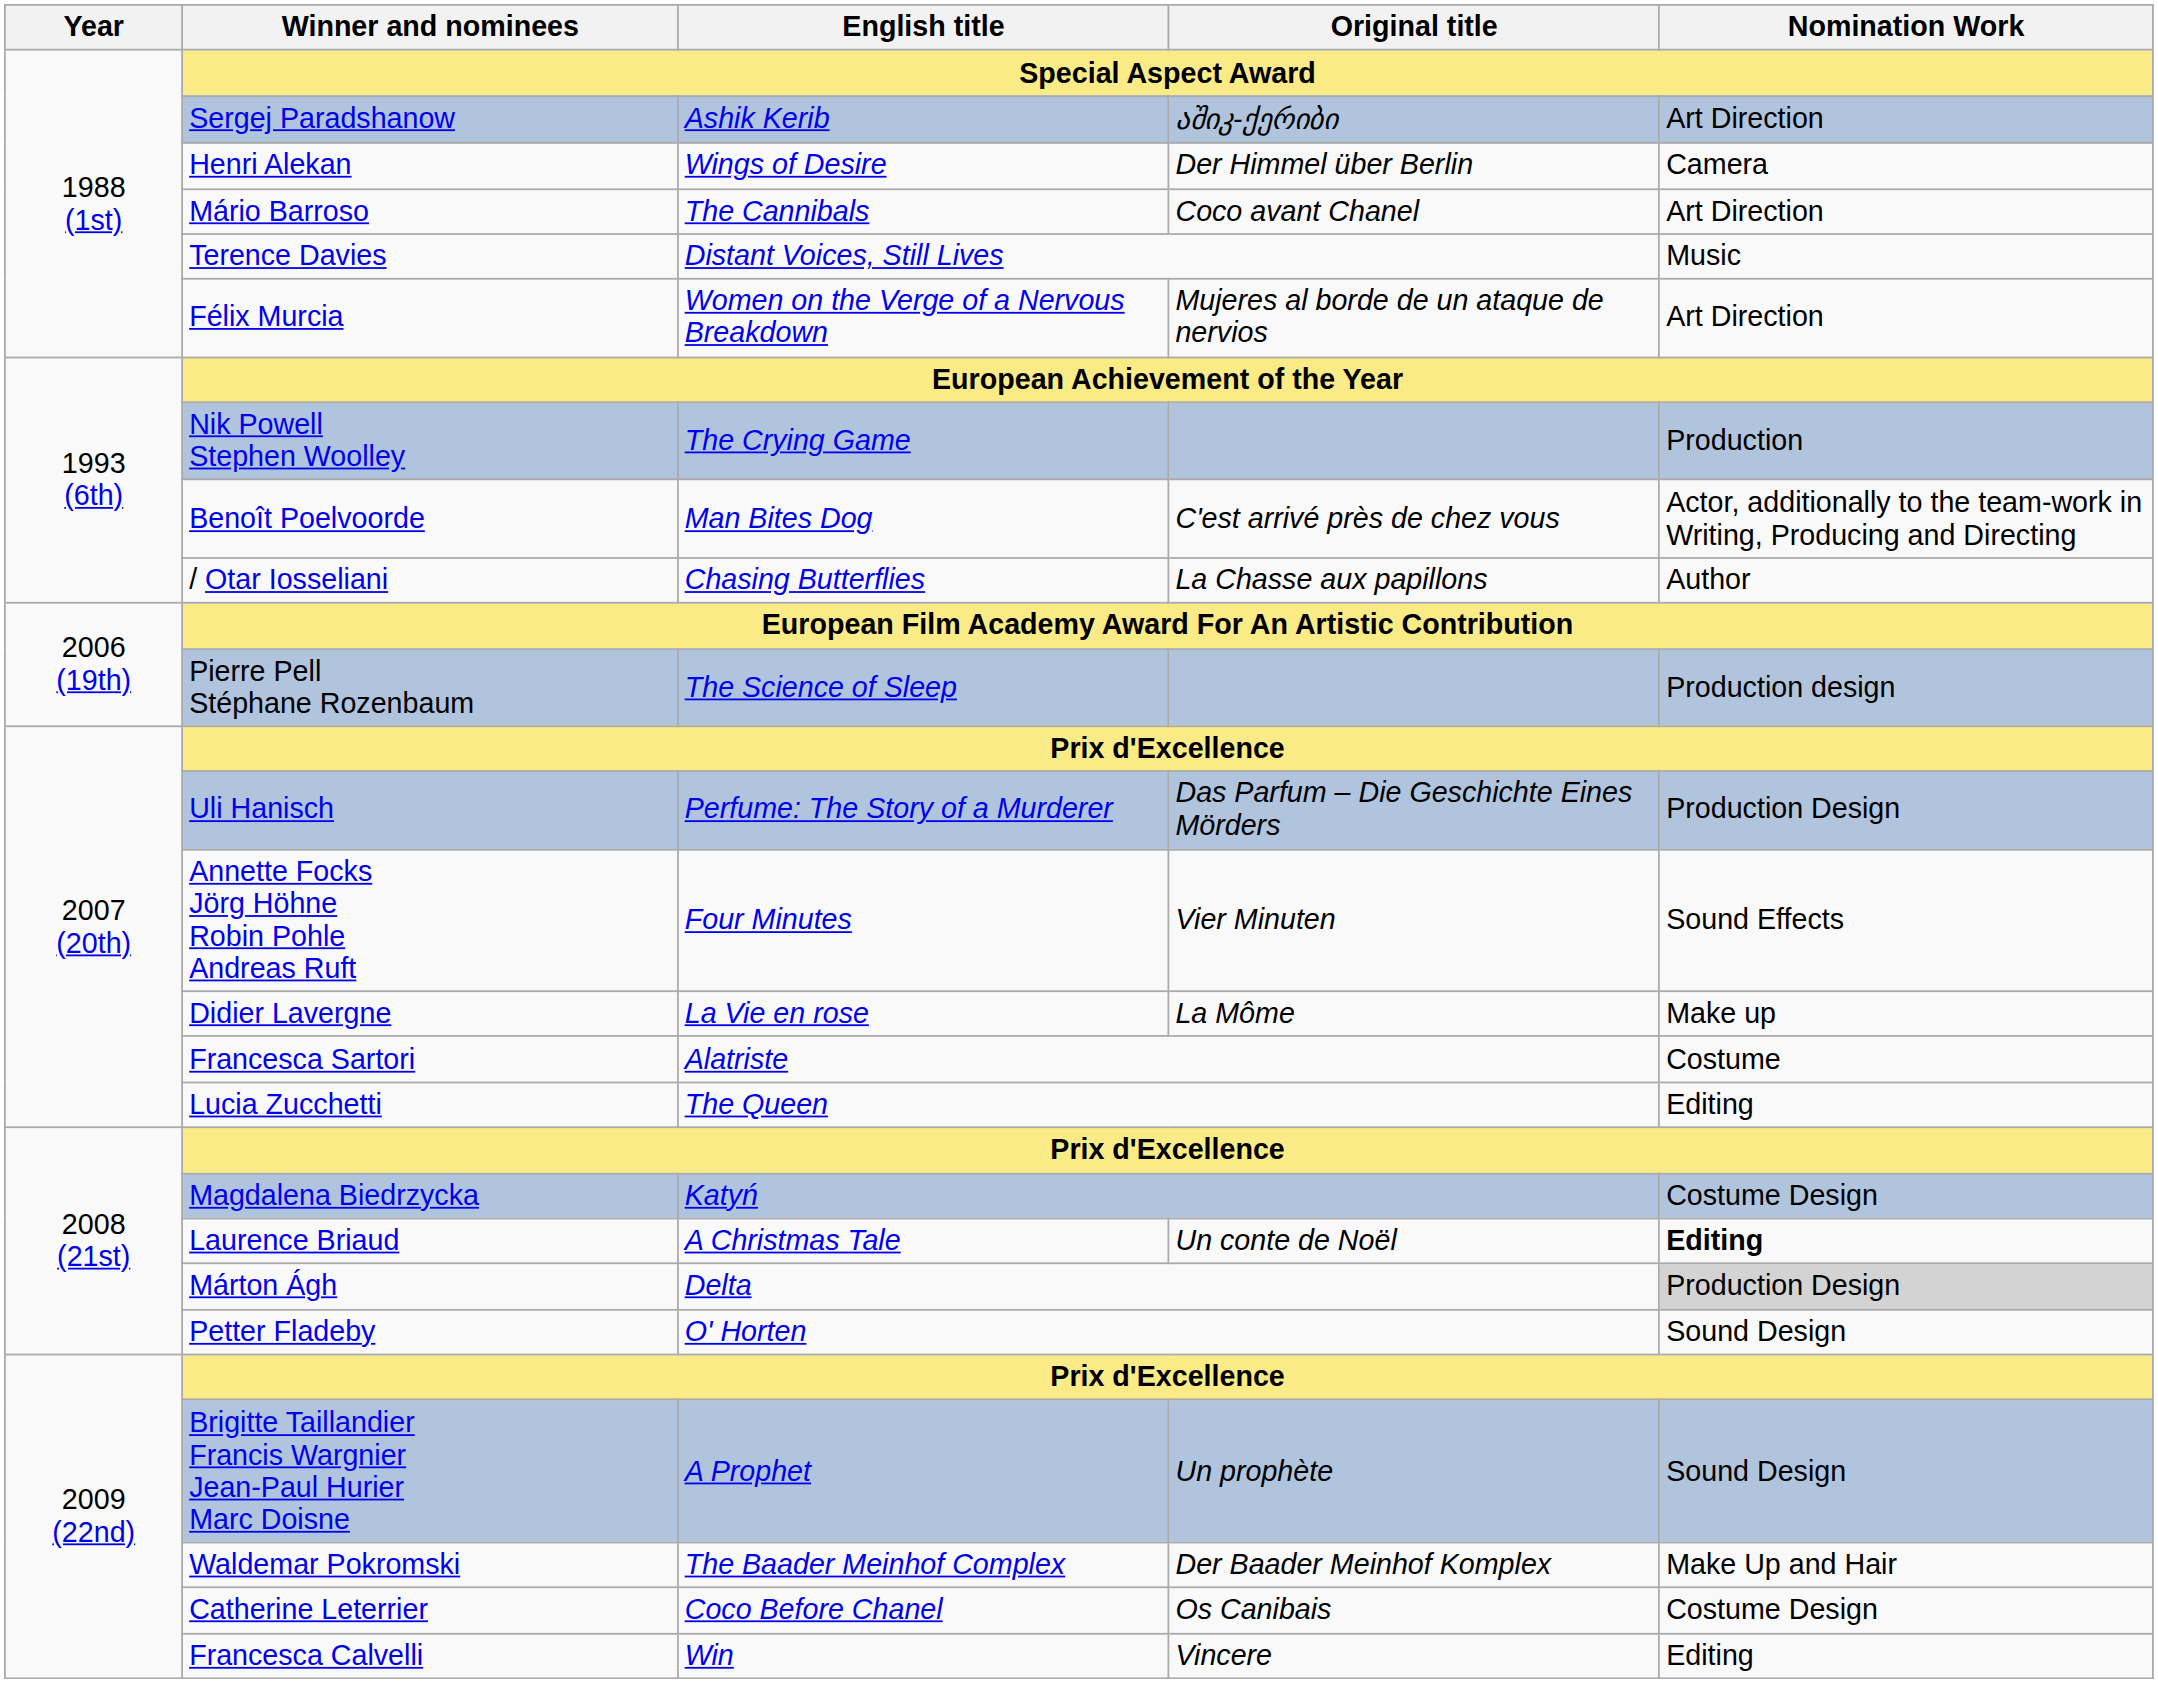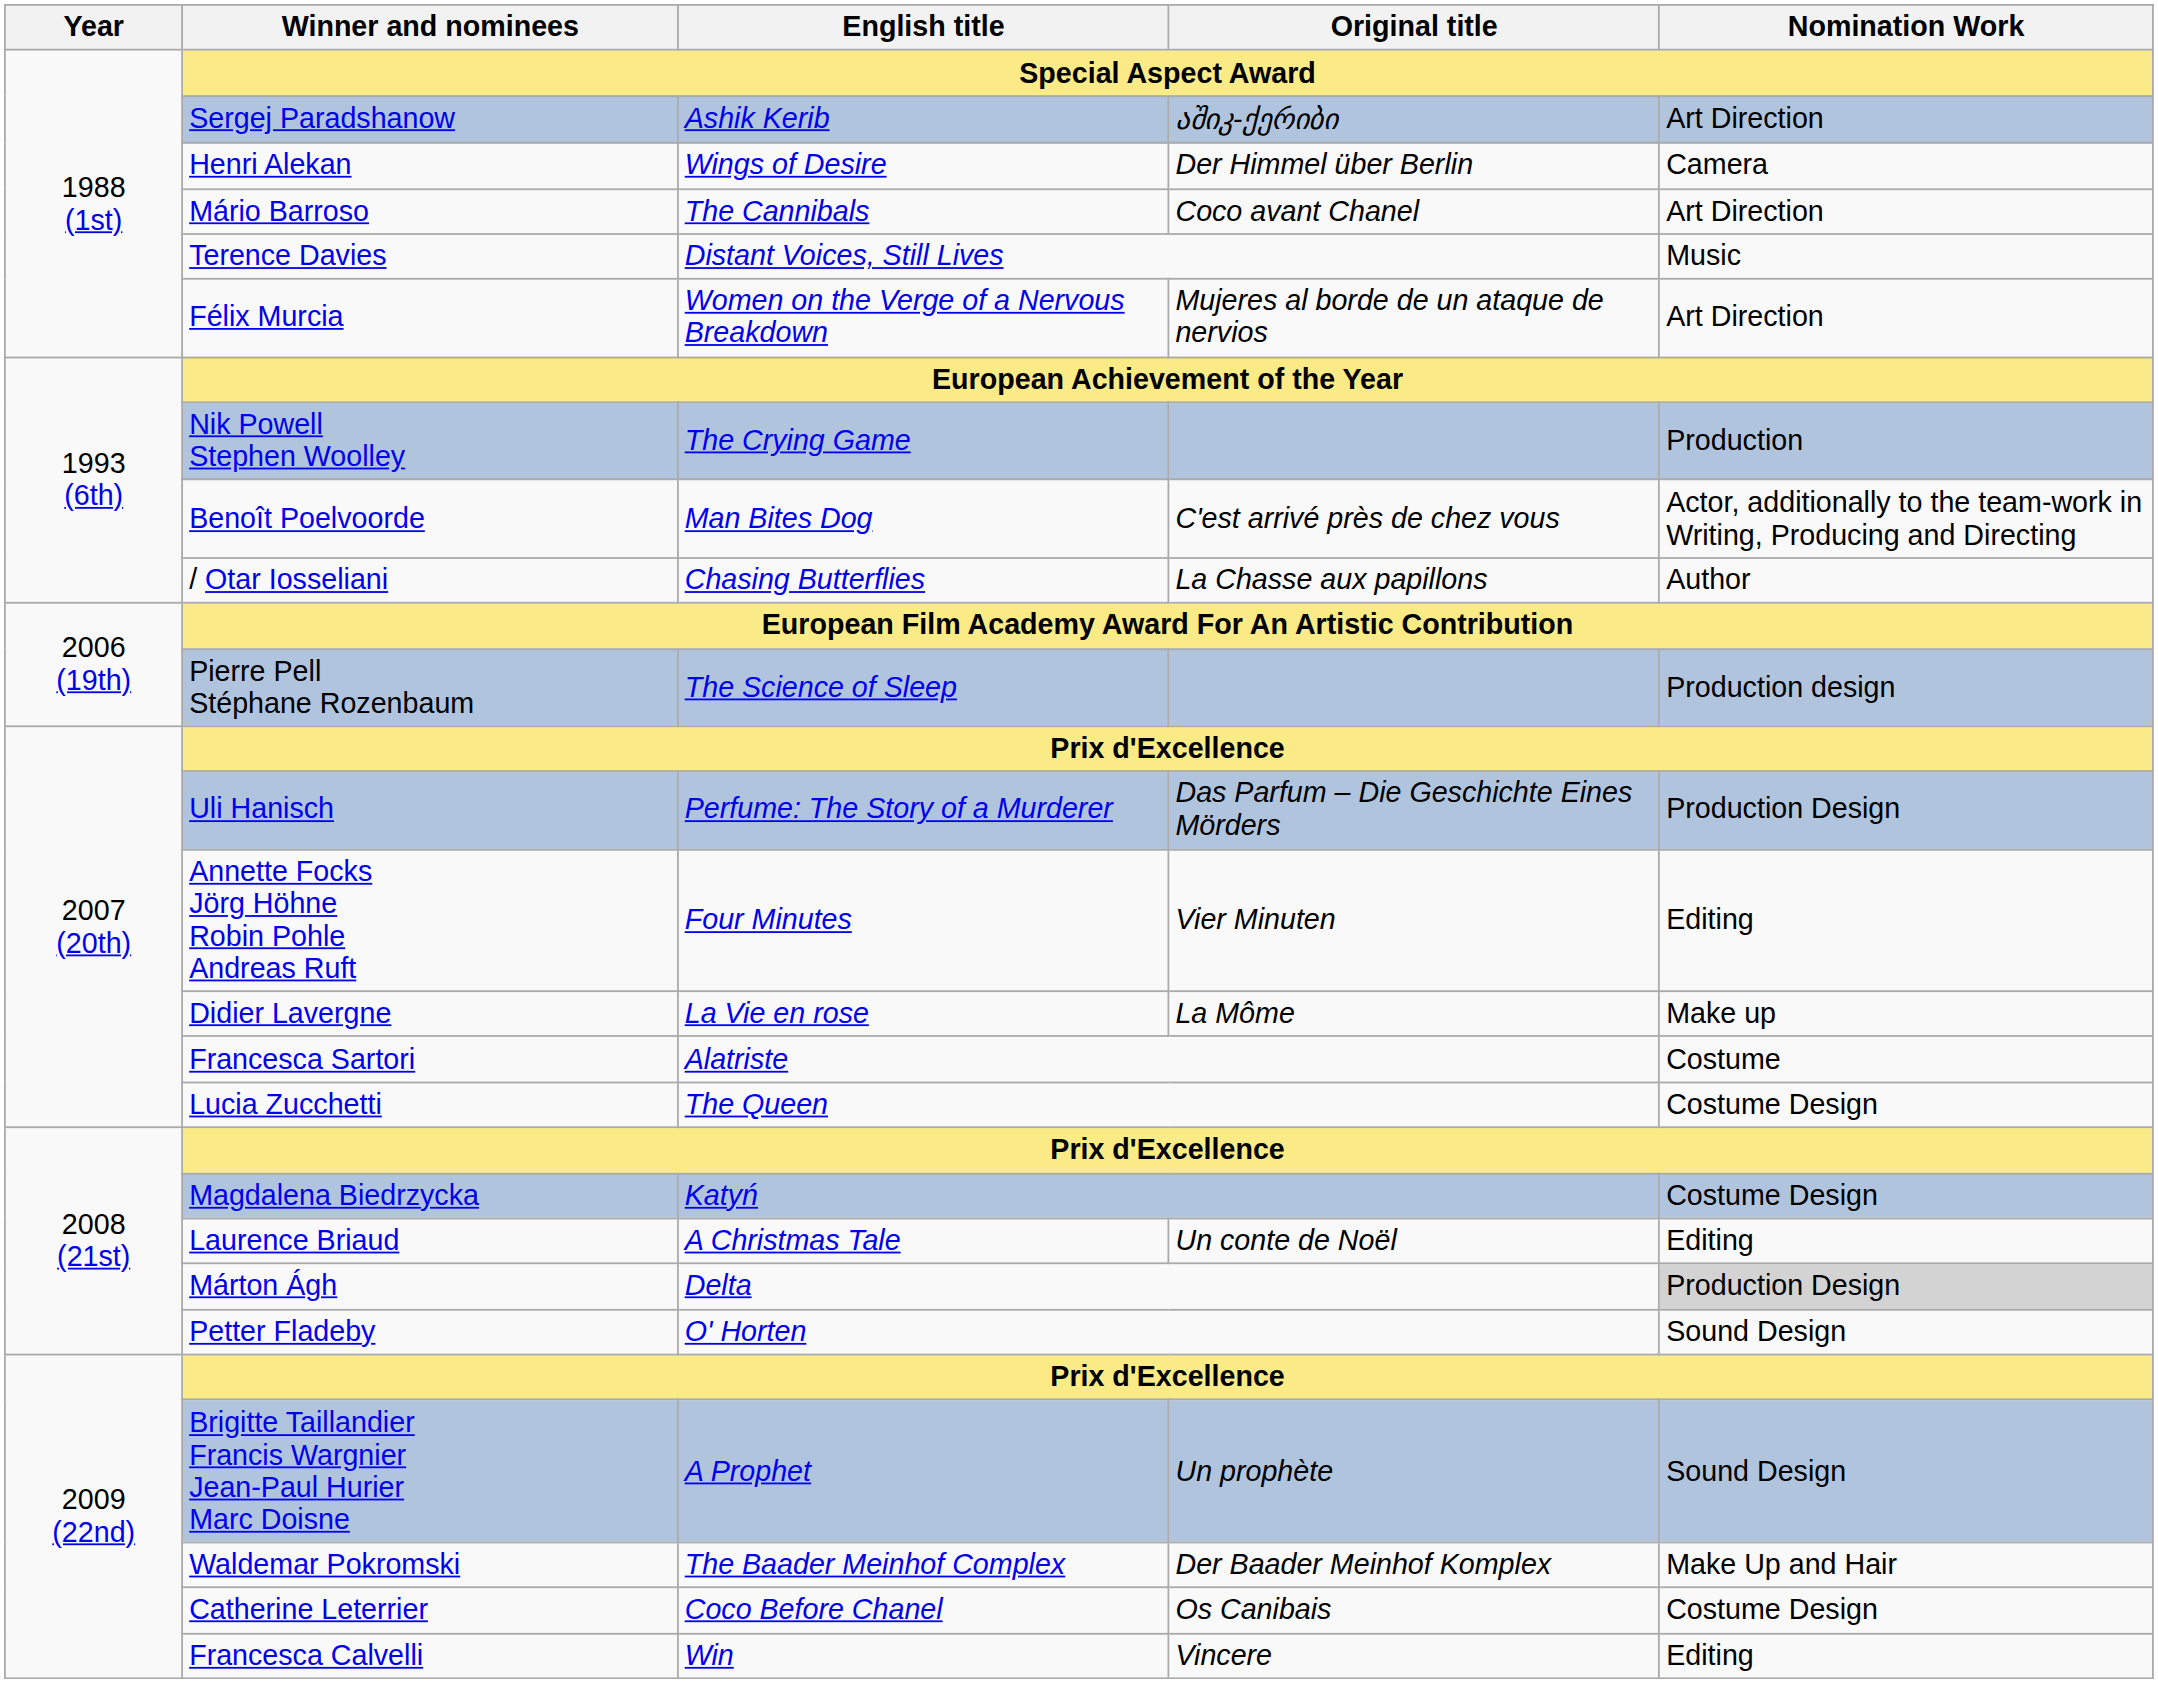(1755, 919) Sound Effects -> (1710, 919) Editing
(1710, 1104) Editing -> (1772, 1104) Costume Design
(1715, 1240) bold -> (1710, 1240) normal
